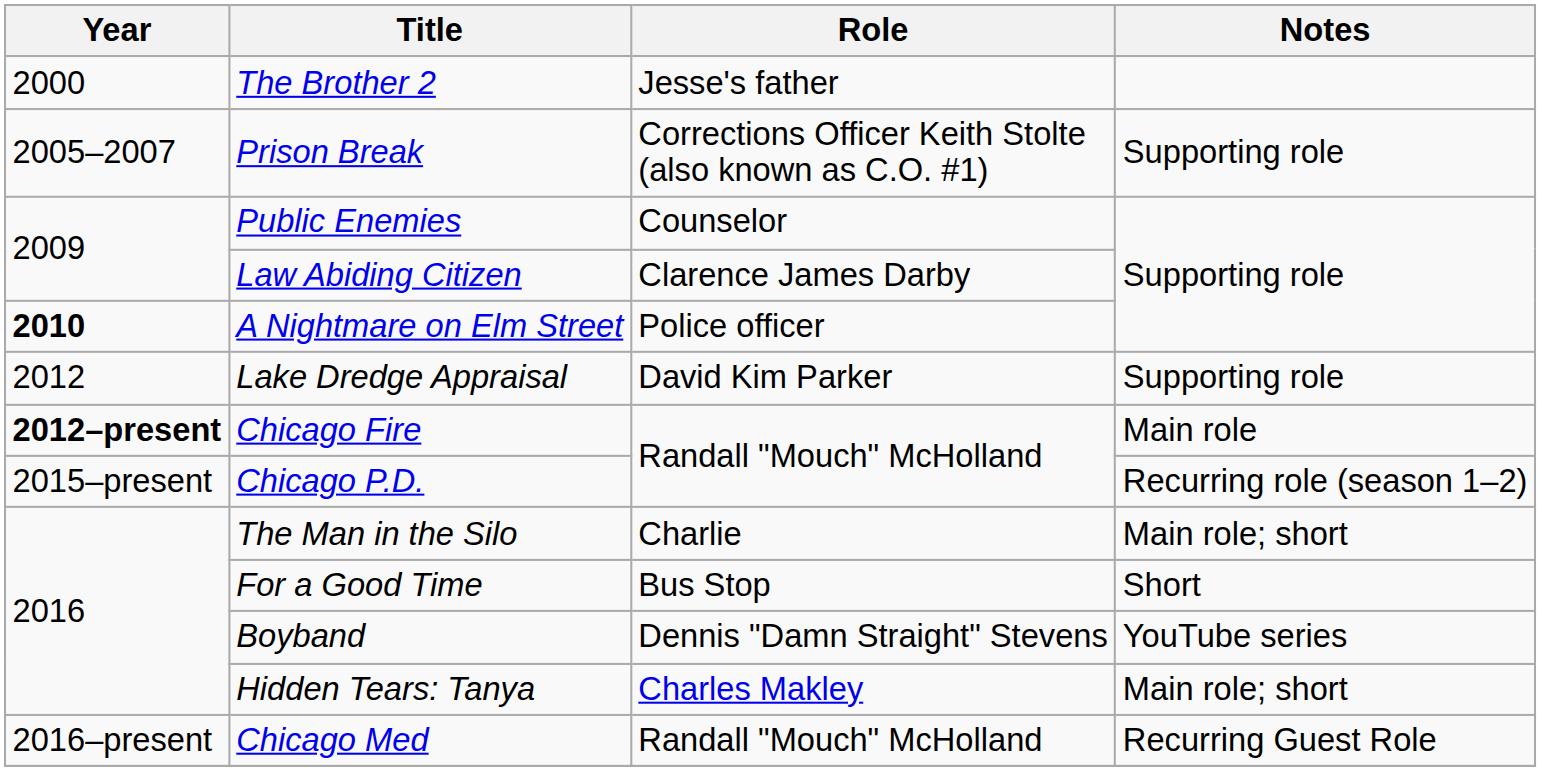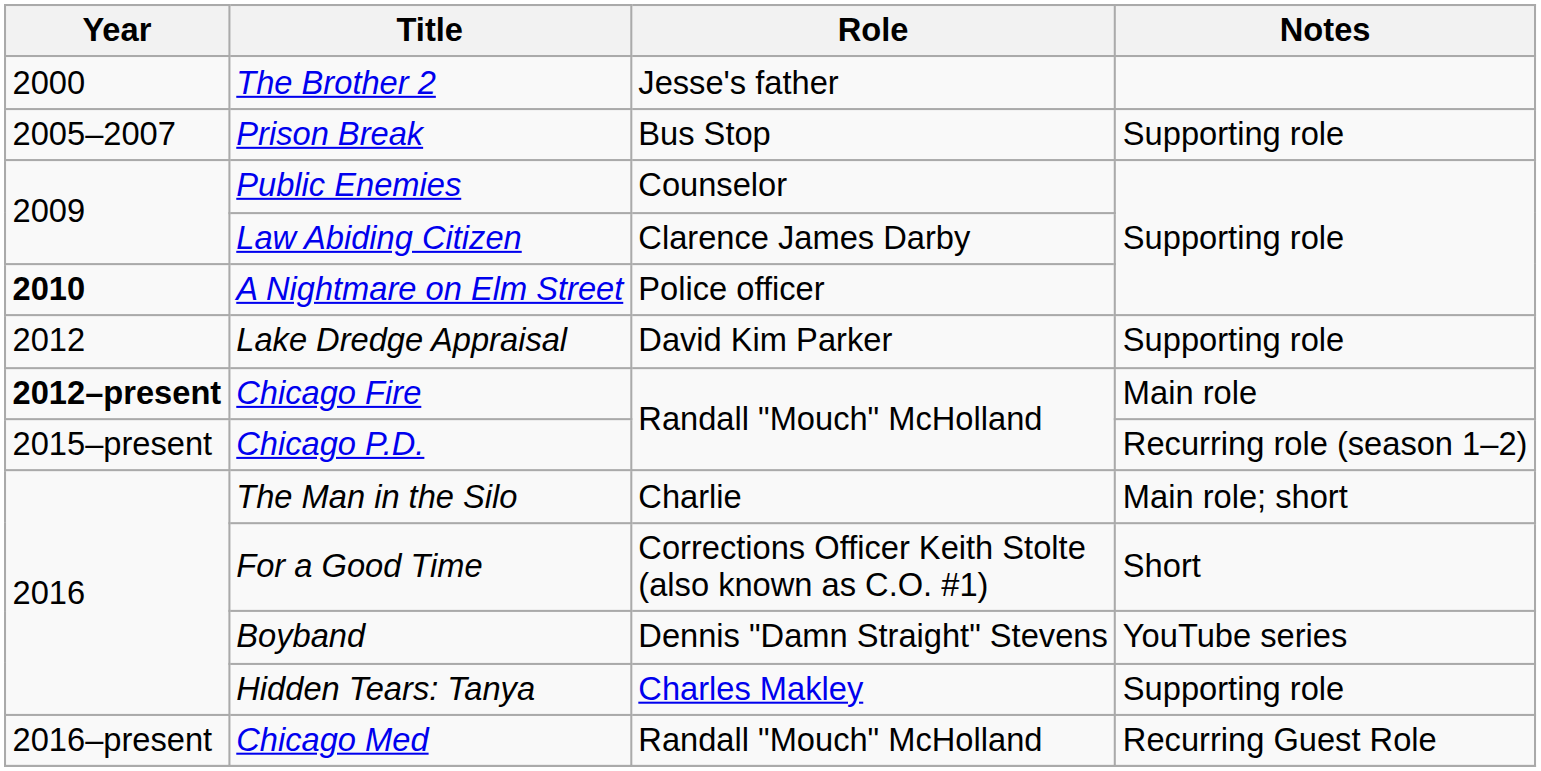(862, 152) Corrections Officer Keith Stolte (also known as C.O. #1) -> (705, 133) Bus Stop
(705, 584) Bus Stop -> (862, 566) Corrections Officer Keith Stolte (also known as C.O. #1)
(1235, 688) Main role; short -> (1234, 688) Supporting role
